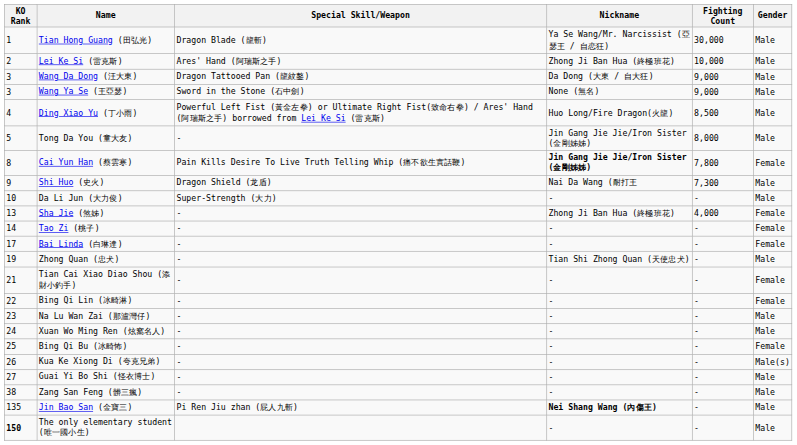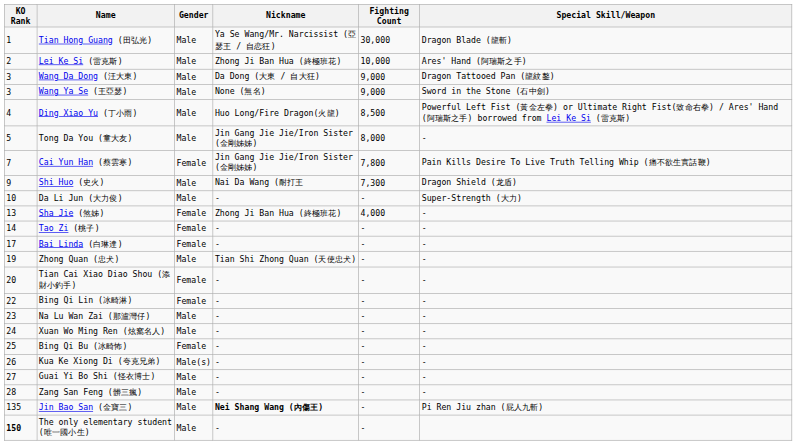columns swapped: (773, 16) <-> (361, 16)
(9, 163) 8 -> (9, 163) 7
(618, 162) bold -> (284, 162) normal
(11, 280) 21 -> (11, 280) 20
(11, 392) 38 -> (11, 392) 28
